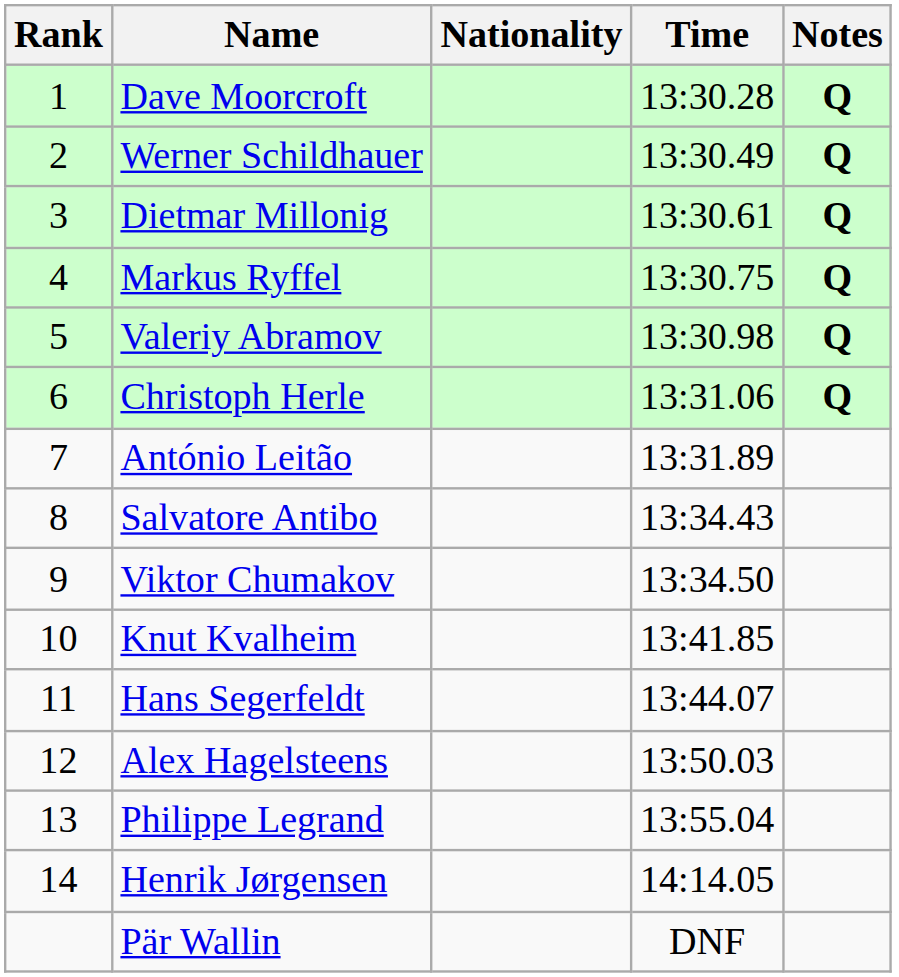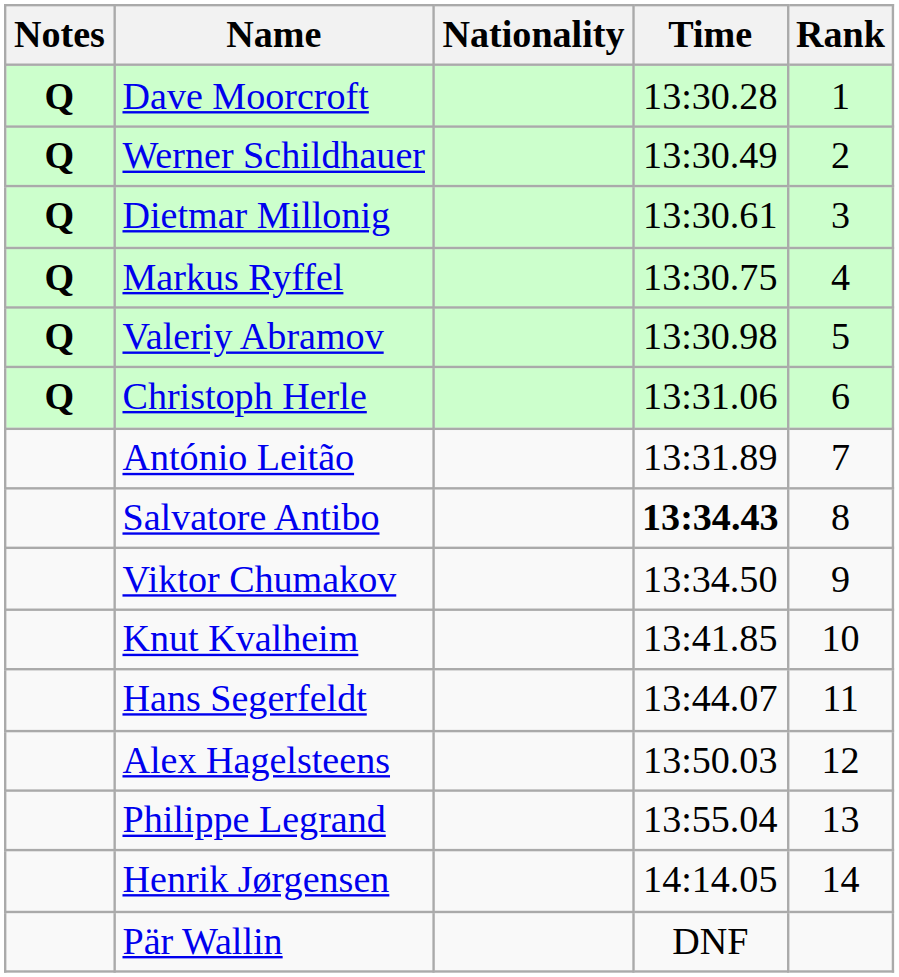columns swapped: (58, 34) <-> (837, 34)
(707, 517) normal -> (710, 517) bold
